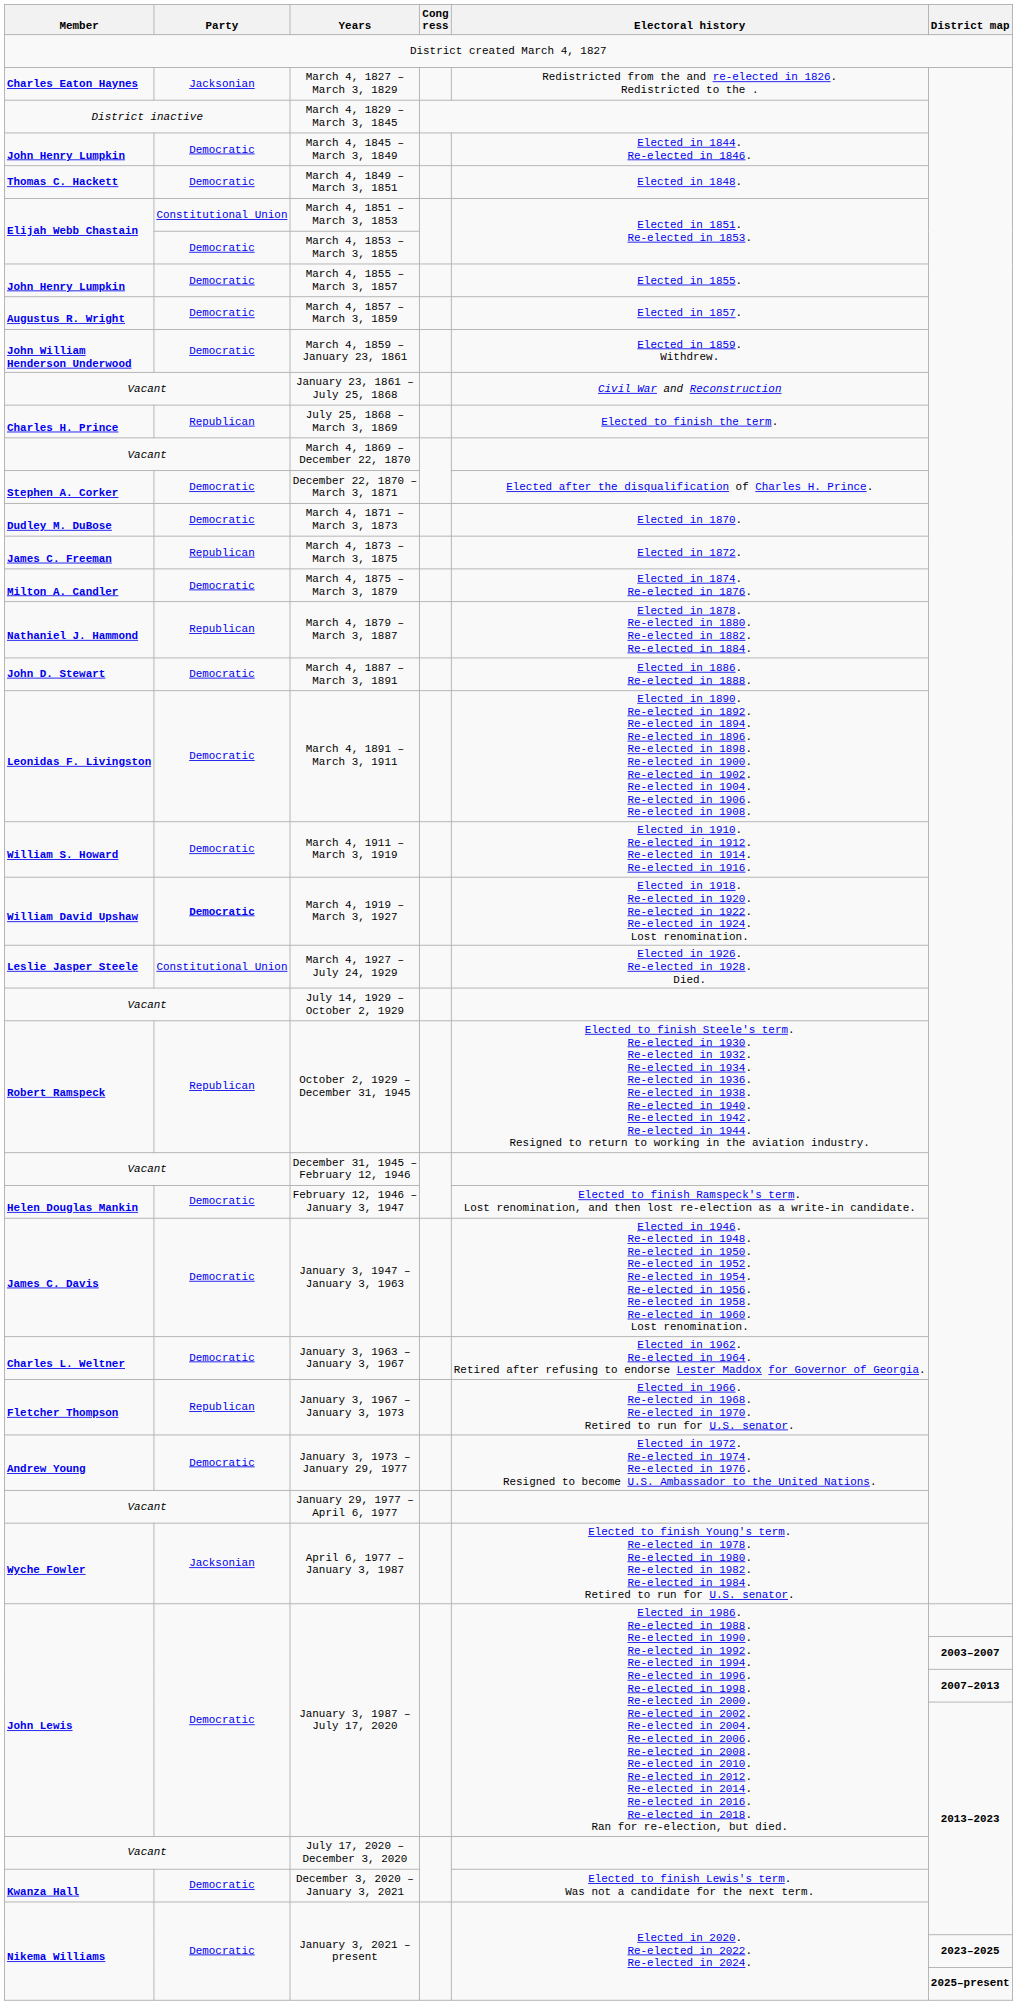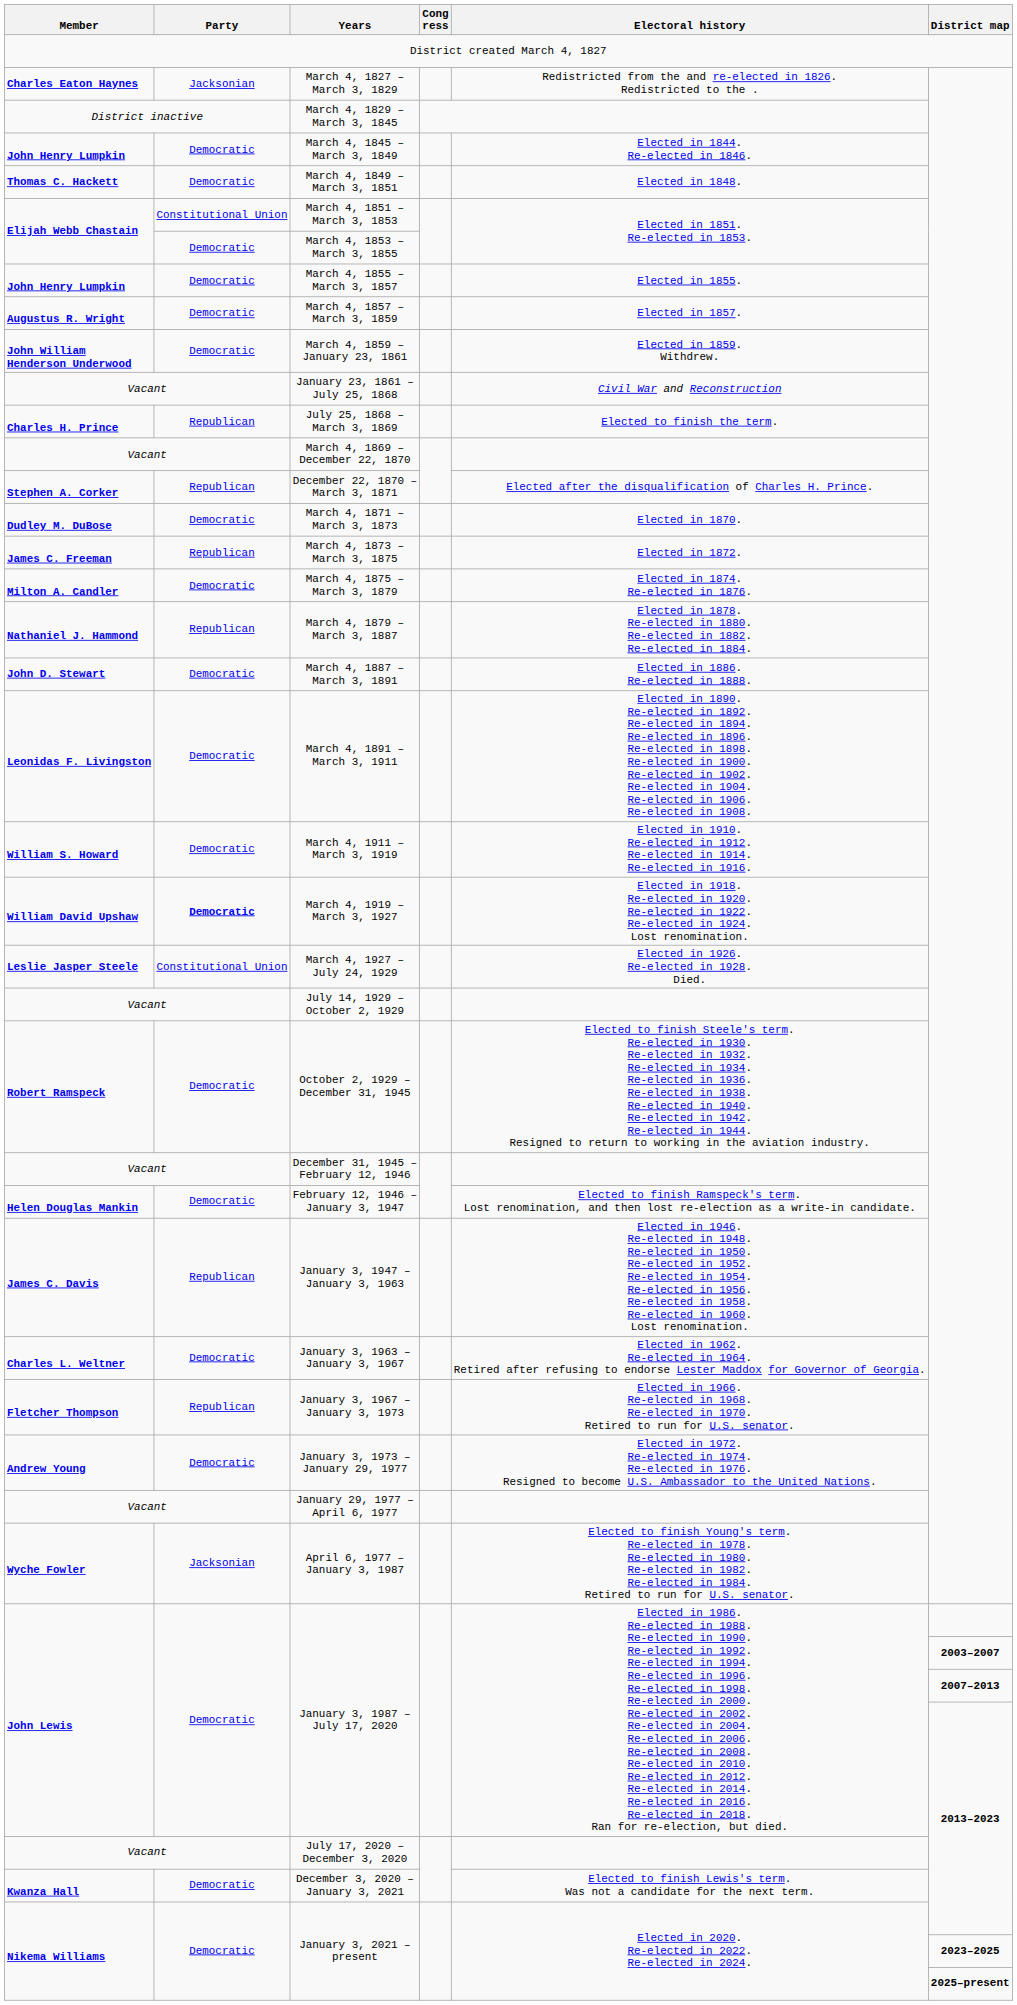(222, 487) Democratic -> (222, 487) Republican
(222, 1087) Republican -> (222, 1087) Democratic
(222, 1277) Democratic -> (222, 1277) Republican
